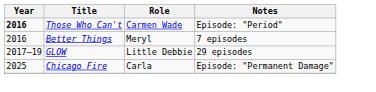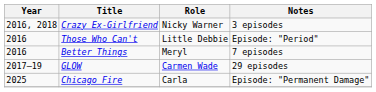+ row: (110, 25)
(17, 25) bold -> (17, 39) normal
(154, 25) Carmen Wade -> (195, 39) Little Debbie
(159, 53) Little Debbie -> (190, 66) Carmen Wade
